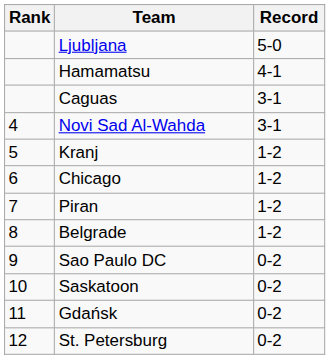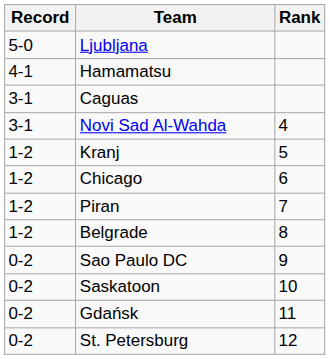columns swapped: (30, 17) <-> (289, 17)
